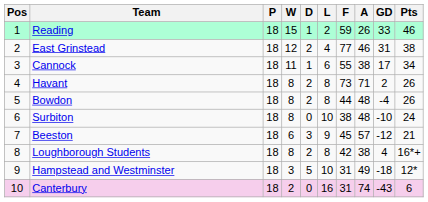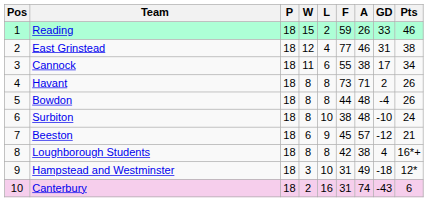- column: (309, 13)
